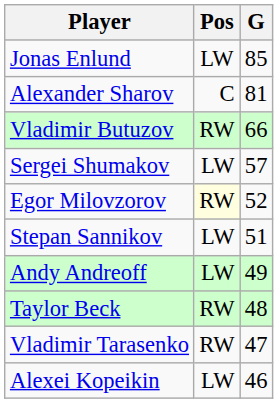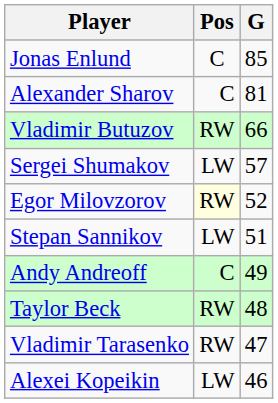(217, 58) LW -> (217, 58) C
(218, 272) LW -> (227, 272) C
